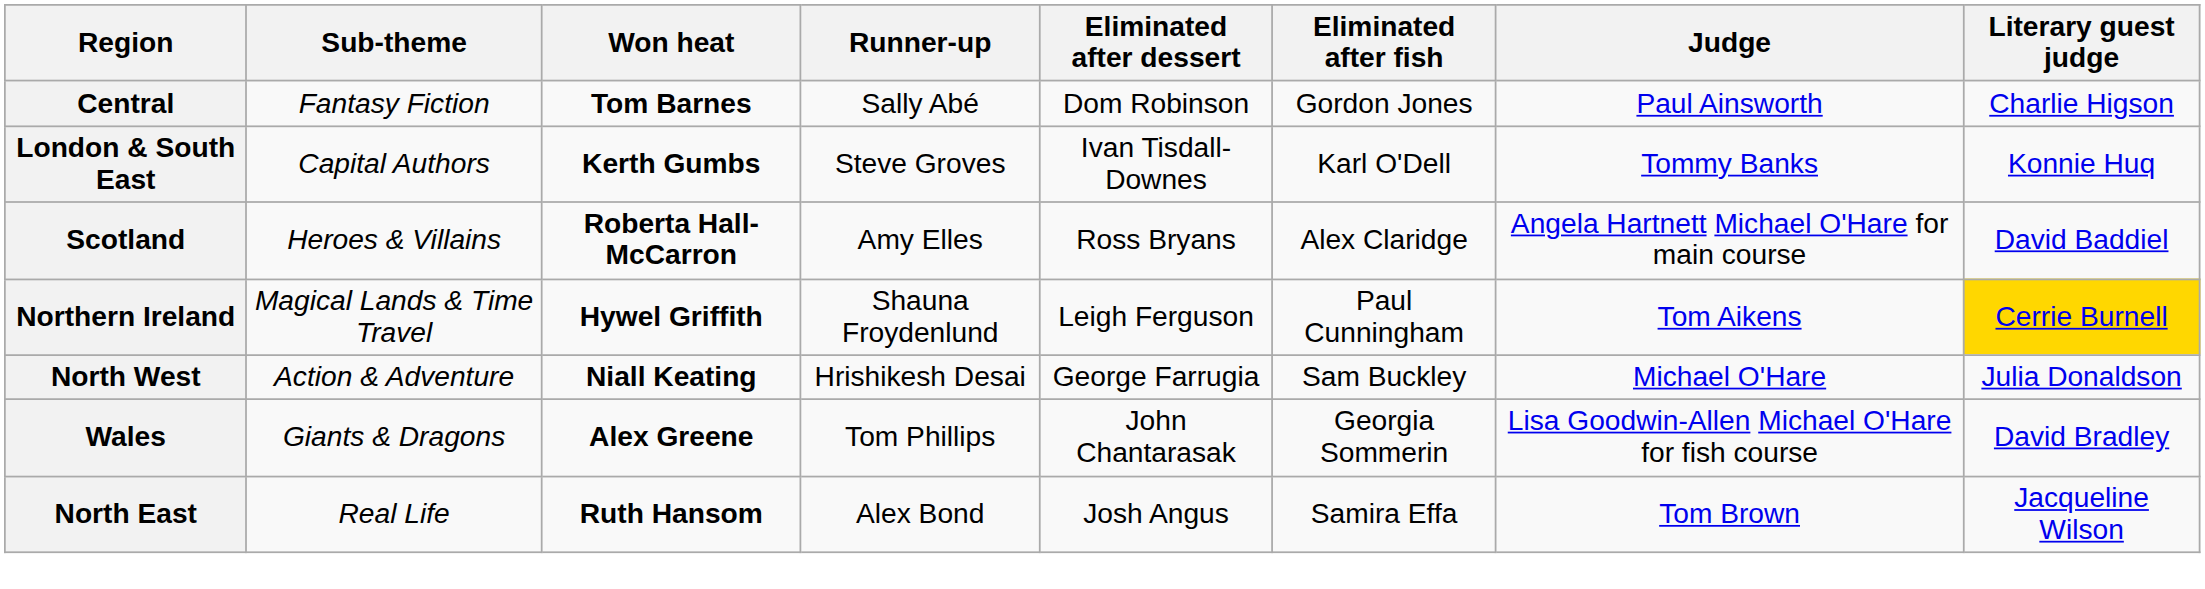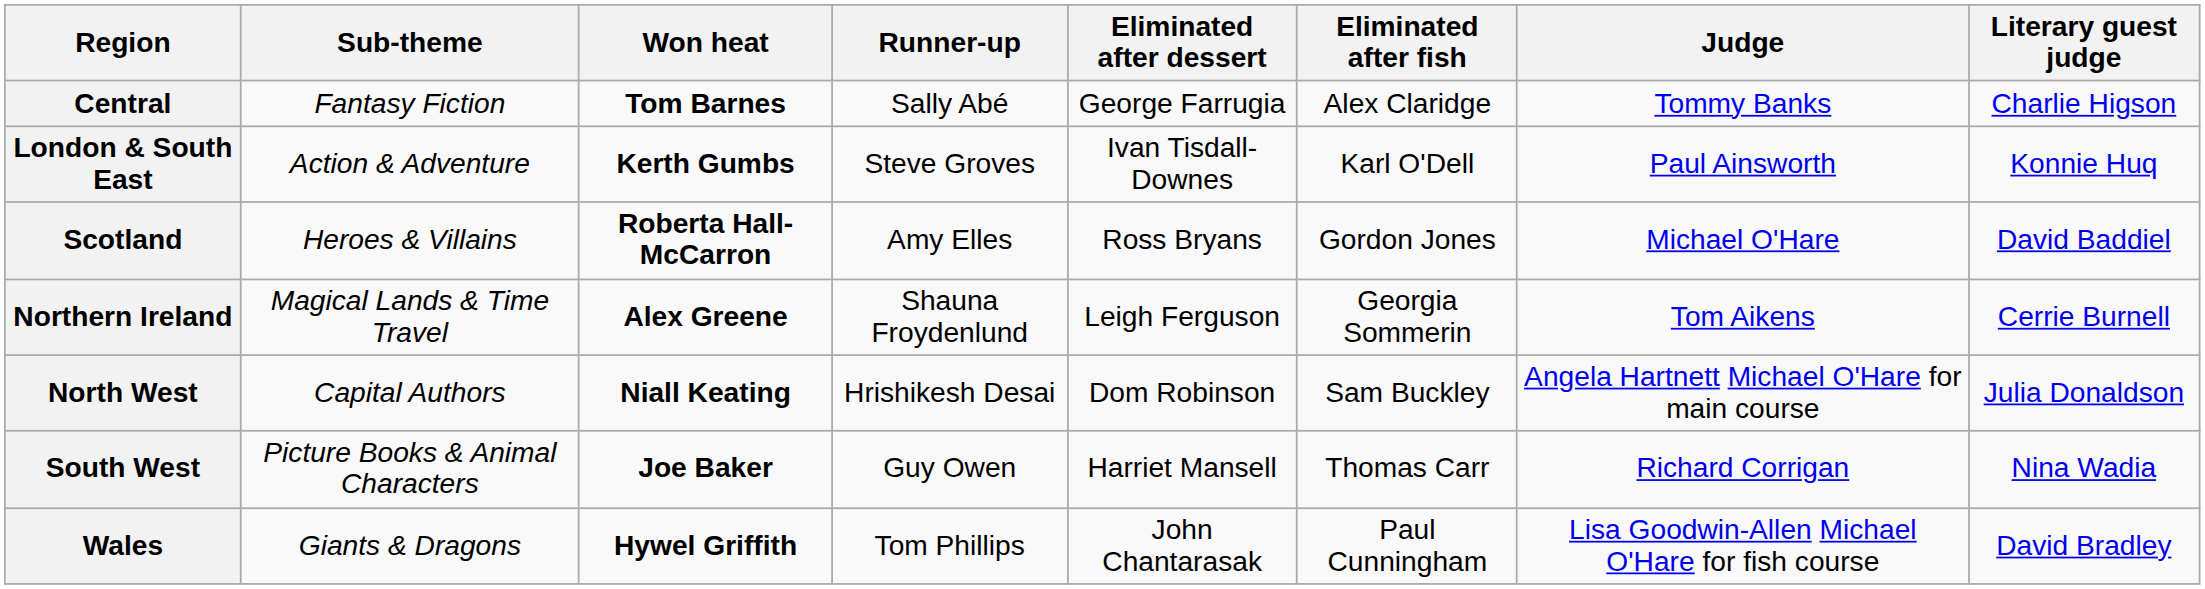(1156, 103) Dom Robinson -> (1182, 103) George Farrugia
(1384, 103) Gordon Jones -> (1407, 103) Alex Claridge
(1730, 103) Paul Ainsworth -> (1743, 103) Tommy Banks
(394, 163) Capital Authors -> (410, 163) Action & Adventure
(1730, 163) Tommy Banks -> (1743, 163) Paul Ainsworth
(1384, 240) Alex Claridge -> (1407, 240) Gordon Jones
(1730, 240) Angela Hartnett Michael O'Hare for main course -> (1743, 240) Michael O'Hare
(671, 316) Hywel Griffith -> (706, 316) Alex Greene
(1384, 316) Paul Cunningham -> (1407, 316) Georgia Sommerin
(2082, 316) gold background -> (2084, 316) no background
(394, 376) Action & Adventure -> (410, 392) Capital Authors
(1156, 376) George Farrugia -> (1182, 392) Dom Robinson
(1730, 376) Michael O'Hare -> (1743, 392) Angela Hartnett Michael O'Hare for main course
+ row: (123, 469)
(671, 437) Alex Greene -> (706, 545) Hywel Griffith
(1384, 437) Georgia Sommerin -> (1407, 545) Paul Cunningham
- row: (126, 513)
